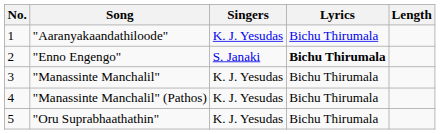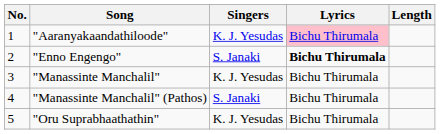(334, 35) no background -> (334, 35) pink background
(248, 98) K. J. Yesudas -> (236, 98) S. Janaki
